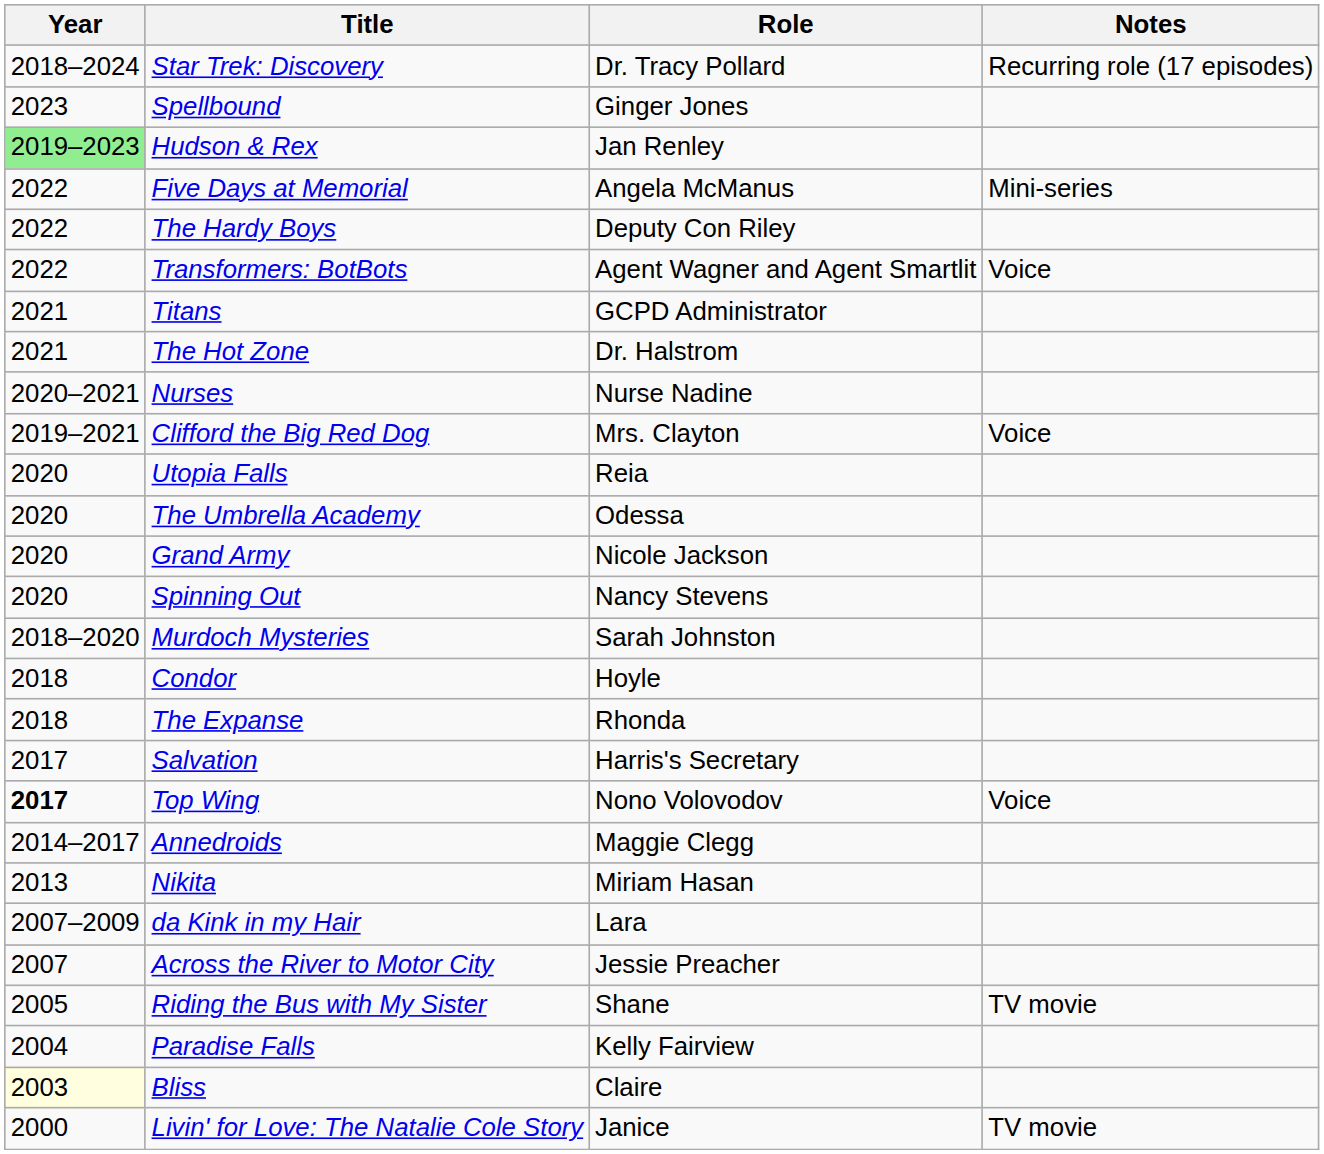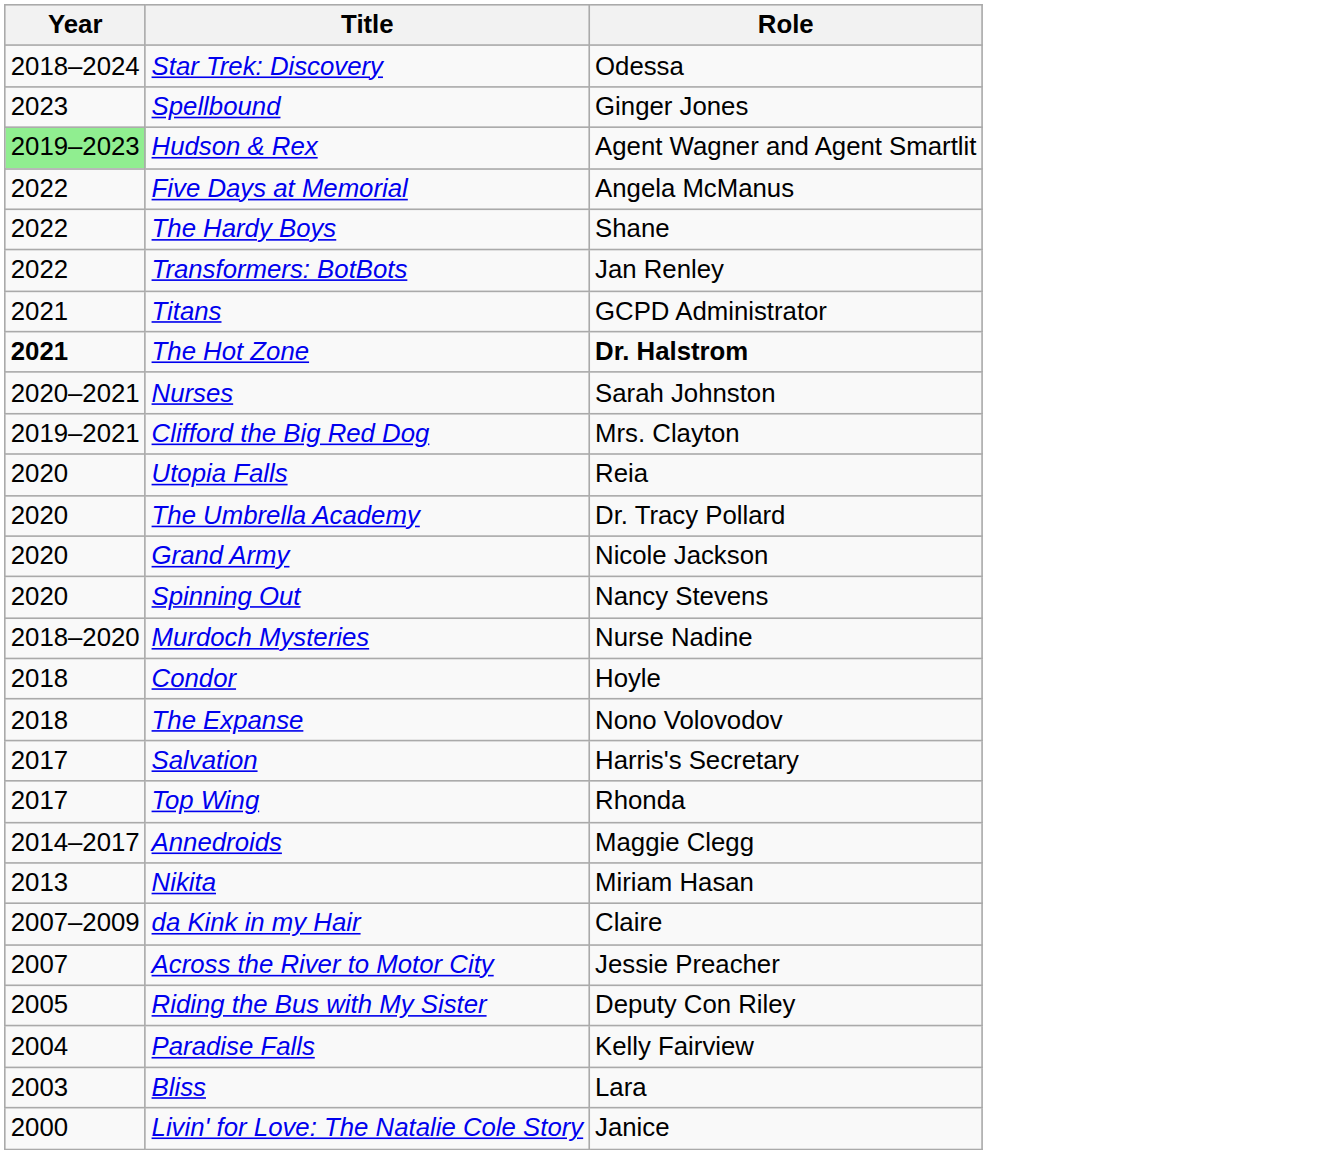- column: (1151, 24)
(690, 65) Dr. Tracy Pollard -> (639, 65) Odessa
(659, 147) Jan Renley -> (786, 147) Agent Wagner and Agent Smartlit
(695, 229) Deputy Con Riley -> (632, 229) Shane
(786, 270) Agent Wagner and Agent Smartlit -> (659, 270) Jan Renley
(39, 351) normal -> (39, 351) bold
(667, 351) normal -> (672, 351) bold
(674, 392) Nurse Nadine -> (685, 392) Sarah Johnston
(639, 515) Odessa -> (690, 515) Dr. Tracy Pollard
(685, 637) Sarah Johnston -> (674, 637) Nurse Nadine
(640, 719) Rhonda -> (689, 719) Nono Volovodov
(39, 801) bold -> (39, 801) normal
(689, 801) Nono Volovodov -> (640, 801) Rhonda
(621, 923) Lara -> (629, 923) Claire
(632, 1005) Shane -> (695, 1005) Deputy Con Riley
(39, 1087) lightyellow background -> (39, 1087) no background
(629, 1087) Claire -> (621, 1087) Lara
